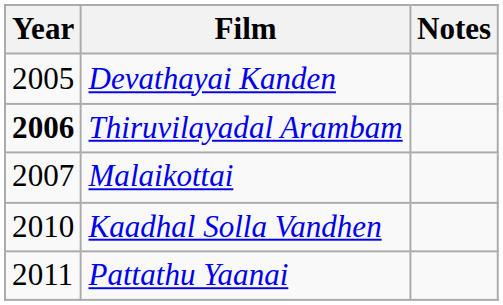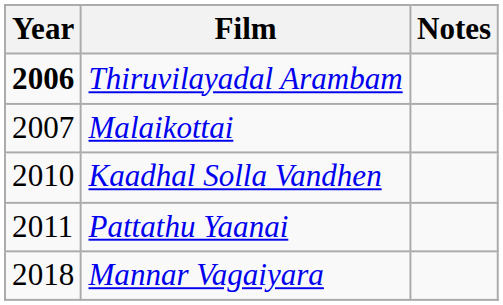- row: (212, 78)
+ row: (206, 275)
